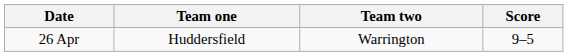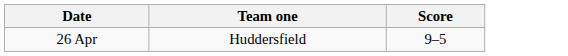- column: (391, 16)
